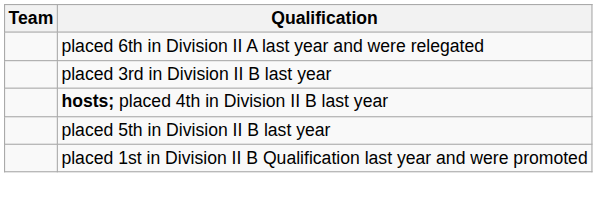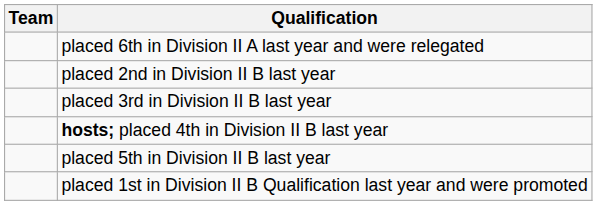+ row: (198, 74)
